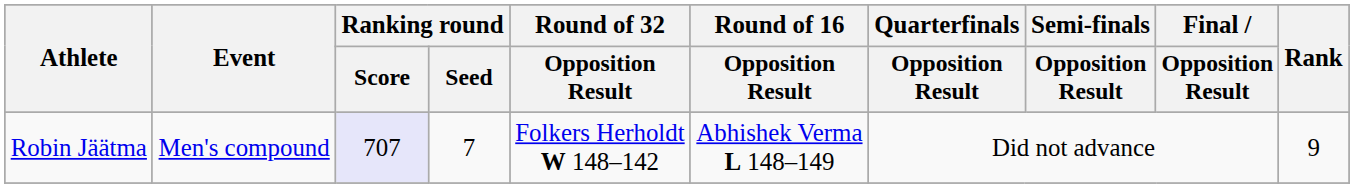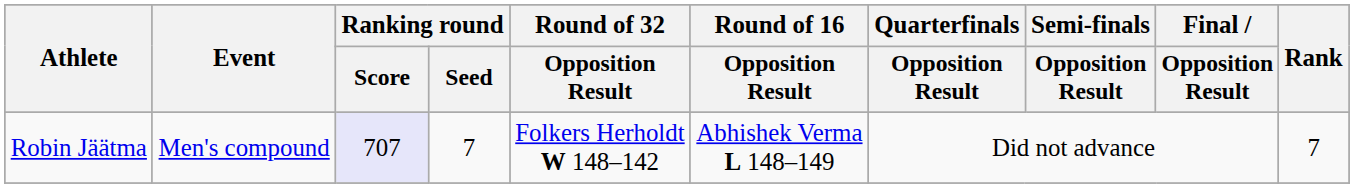(1314, 147) 9 -> (1314, 147) 7
